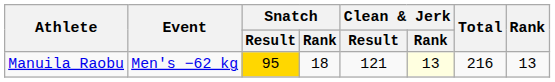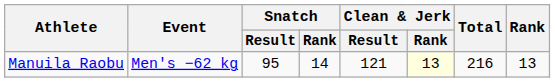(271, 64) gold background -> (271, 64) no background
(320, 64) 18 -> (320, 64) 14
